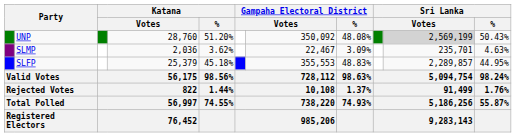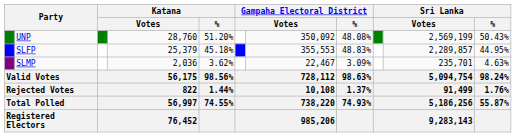(451, 37) lightgrey background -> (451, 37) no background
rows swapped: (26, 63) <-> (26, 50)
